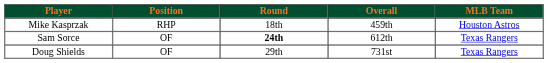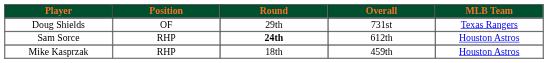rows swapped: (58, 24) <-> (58, 51)
(166, 38) OF -> (166, 38) RHP
(489, 38) Texas Rangers -> (489, 38) Houston Astros
